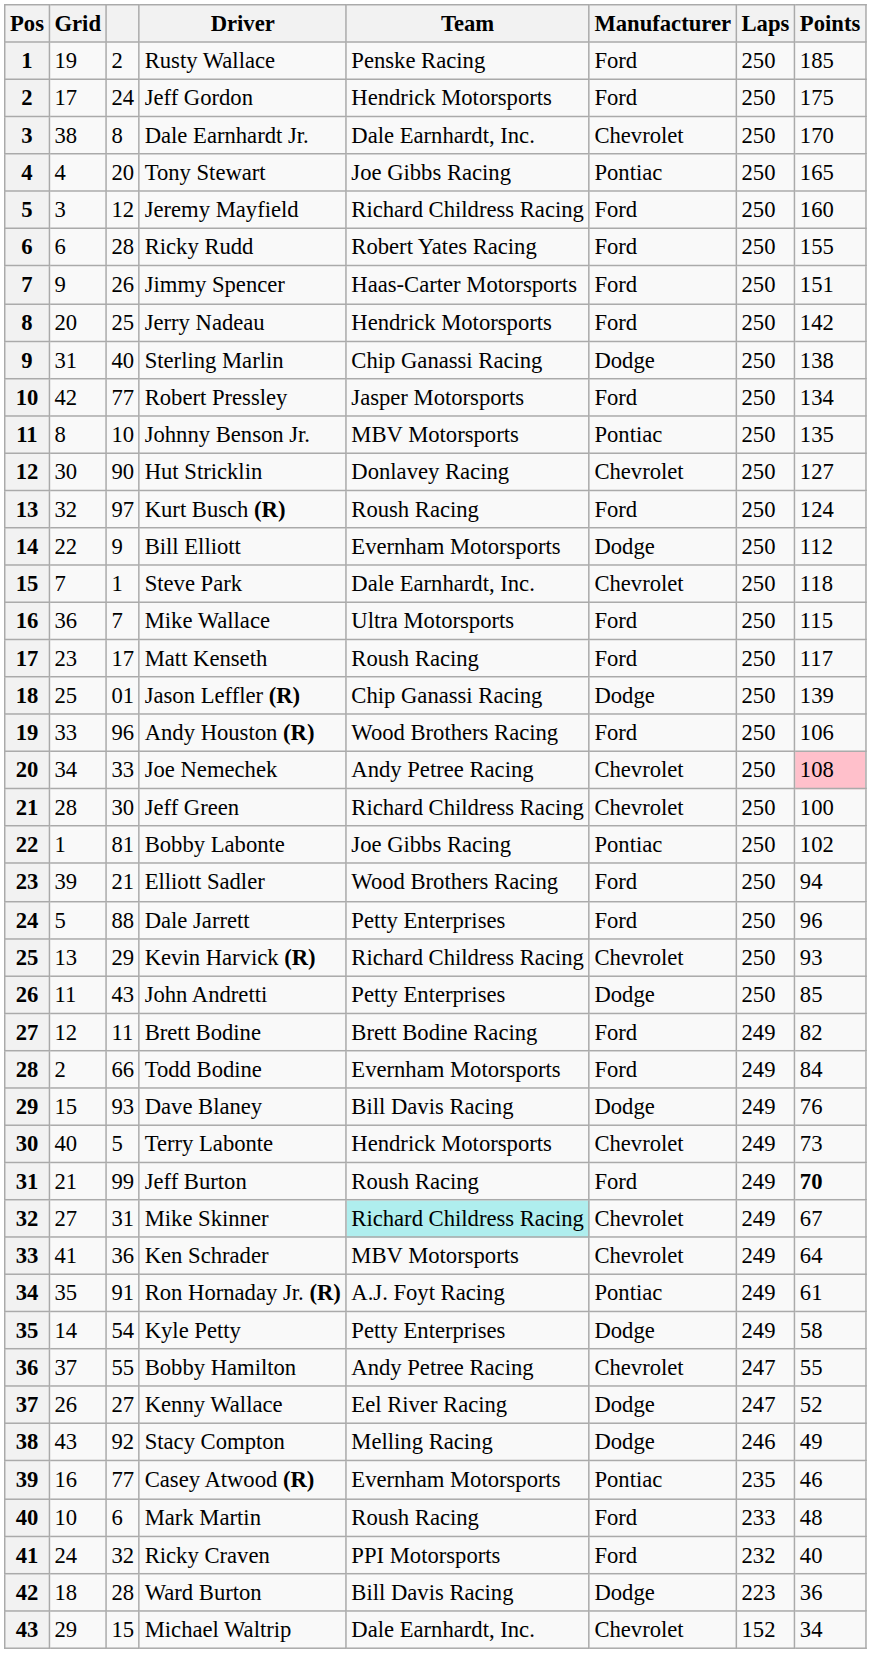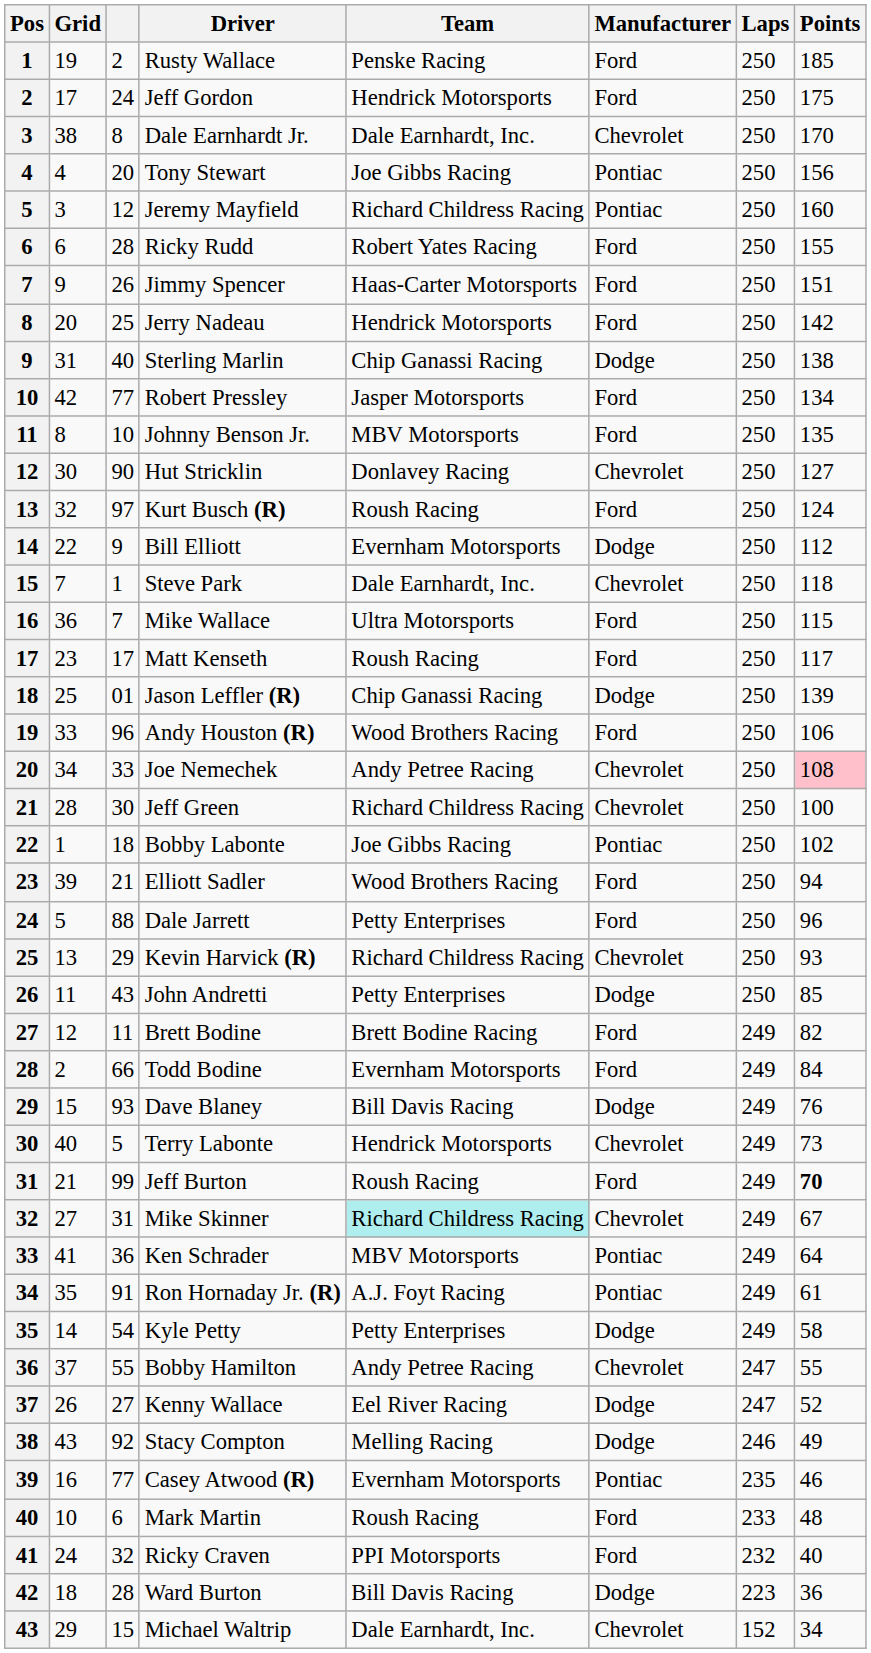(817, 172) 165 -> (817, 172) 156
(616, 210) Ford -> (628, 210) Pontiac
(628, 434) Pontiac -> (616, 434) Ford
(123, 844) 81 -> (123, 844) 18
(639, 1255) Chevrolet -> (628, 1255) Pontiac
